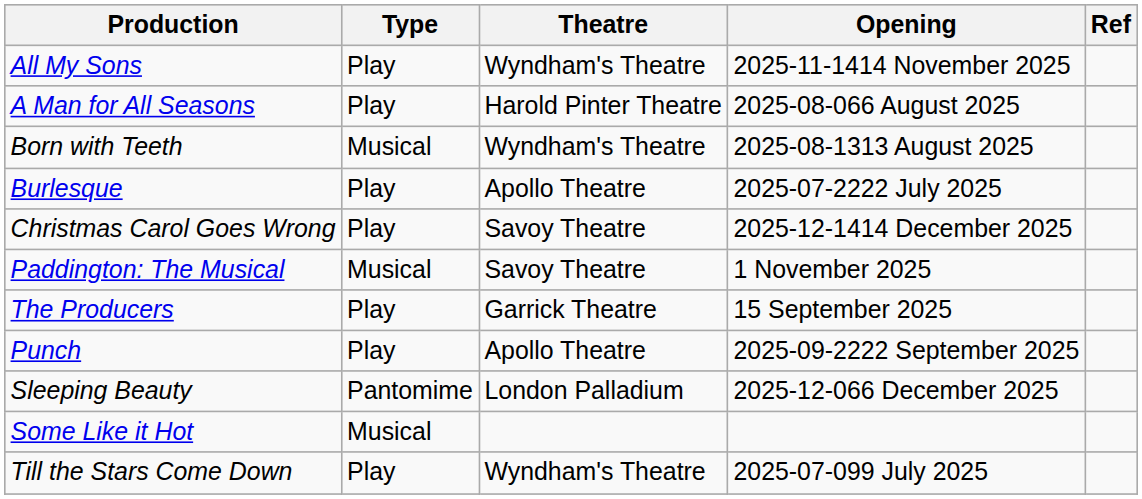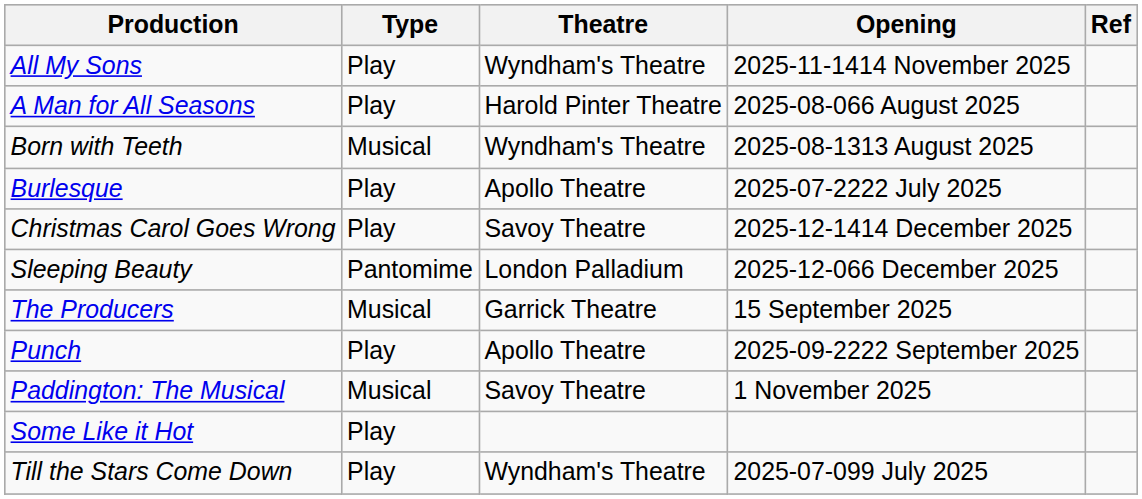rows swapped: (148, 269) <-> (101, 391)
(371, 310) Play -> (389, 310) Musical
(389, 432) Musical -> (371, 432) Play
